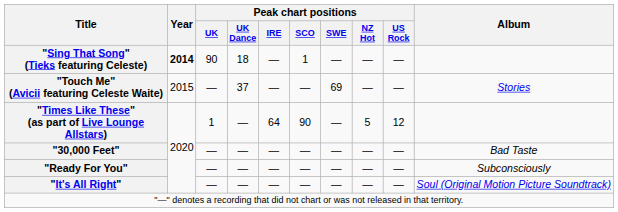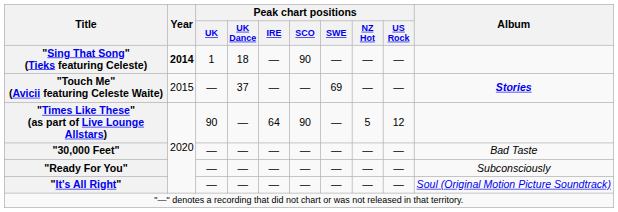(212, 59) 90 -> (212, 59) 1
(305, 59) 1 -> (305, 59) 90
(514, 88) normal -> (514, 88) bold
(212, 122) 1 -> (212, 122) 90
